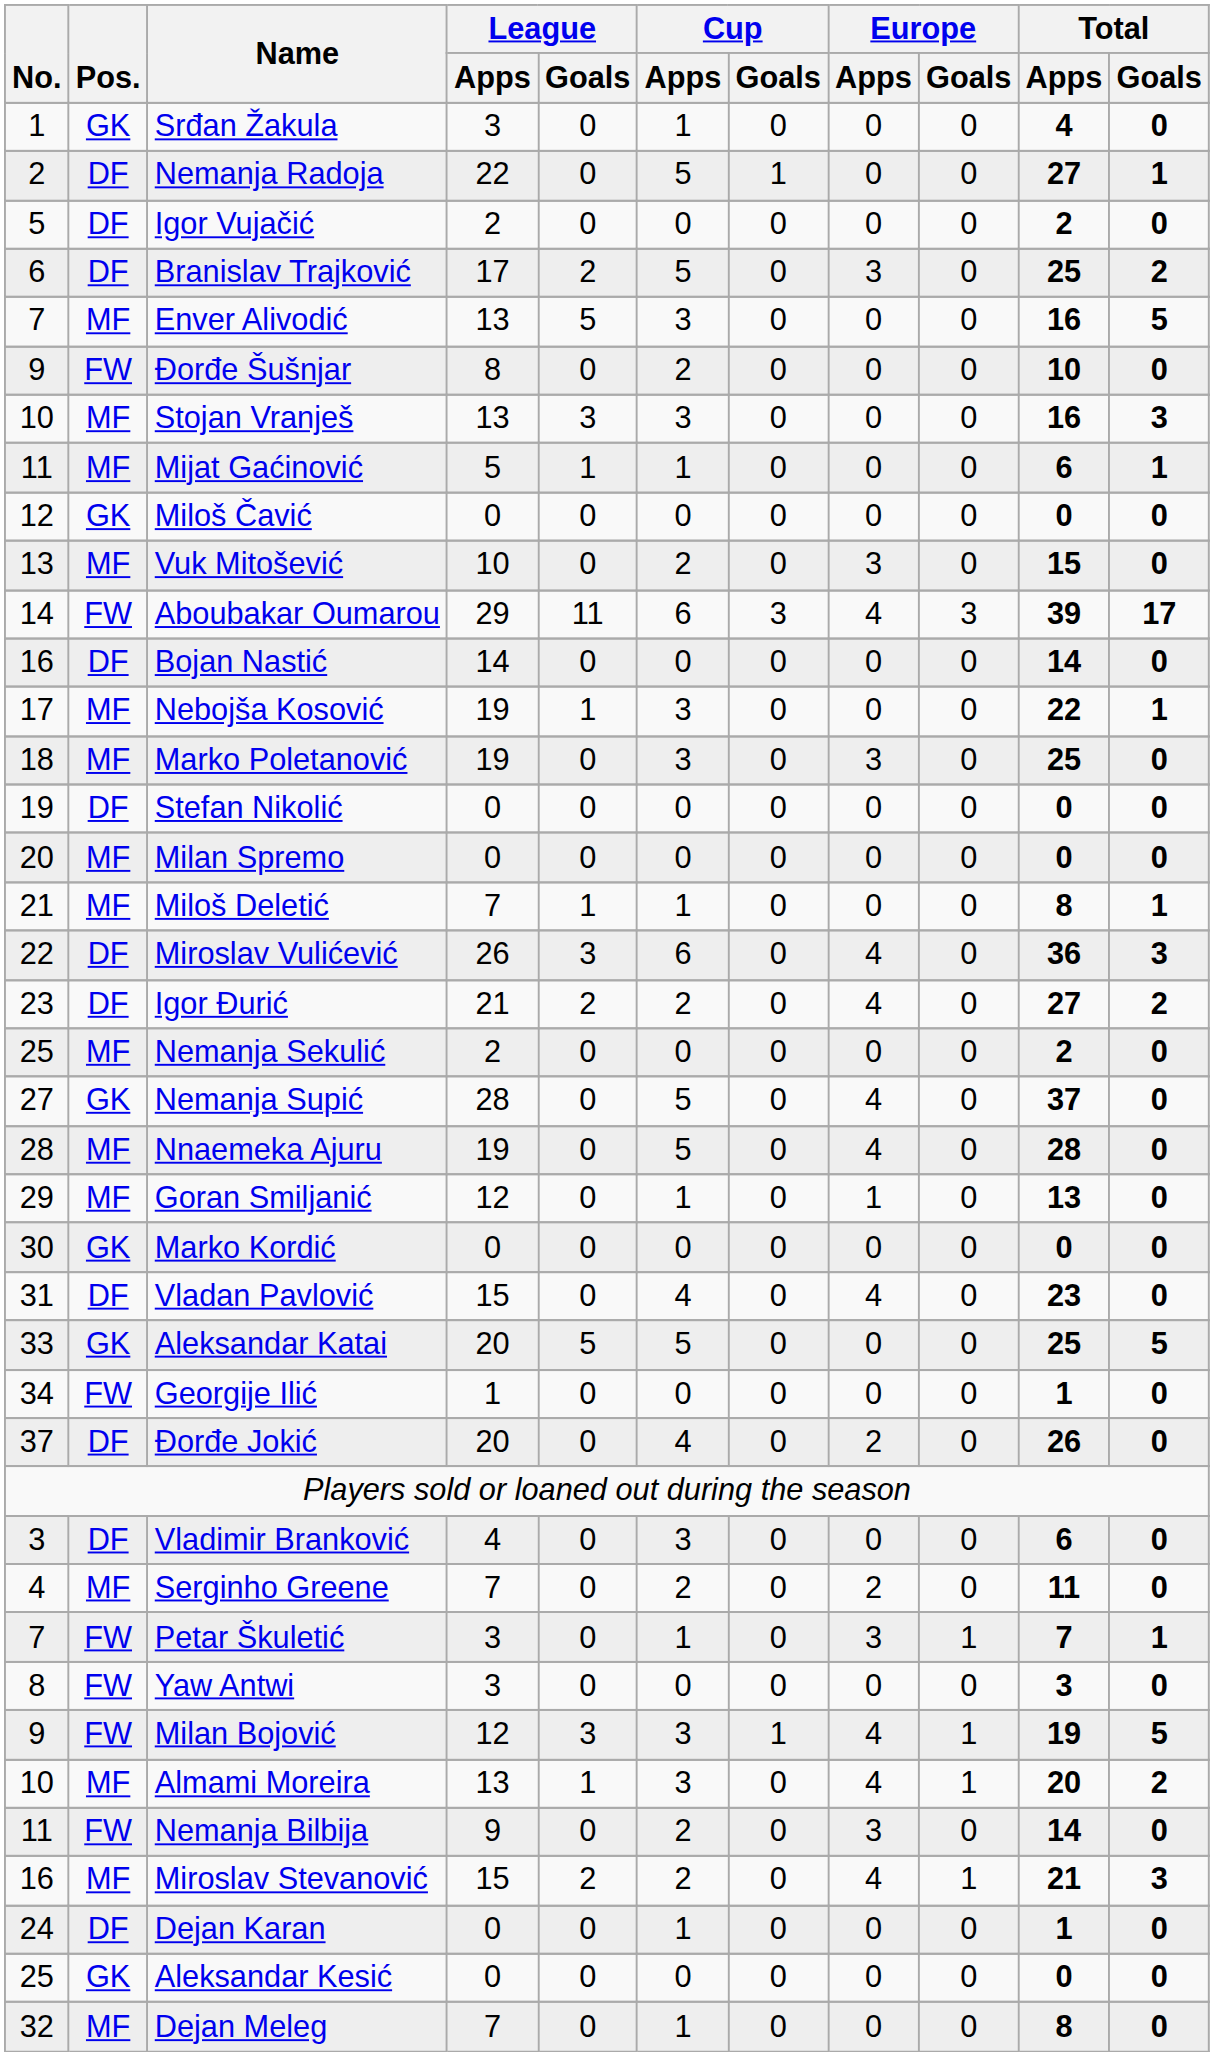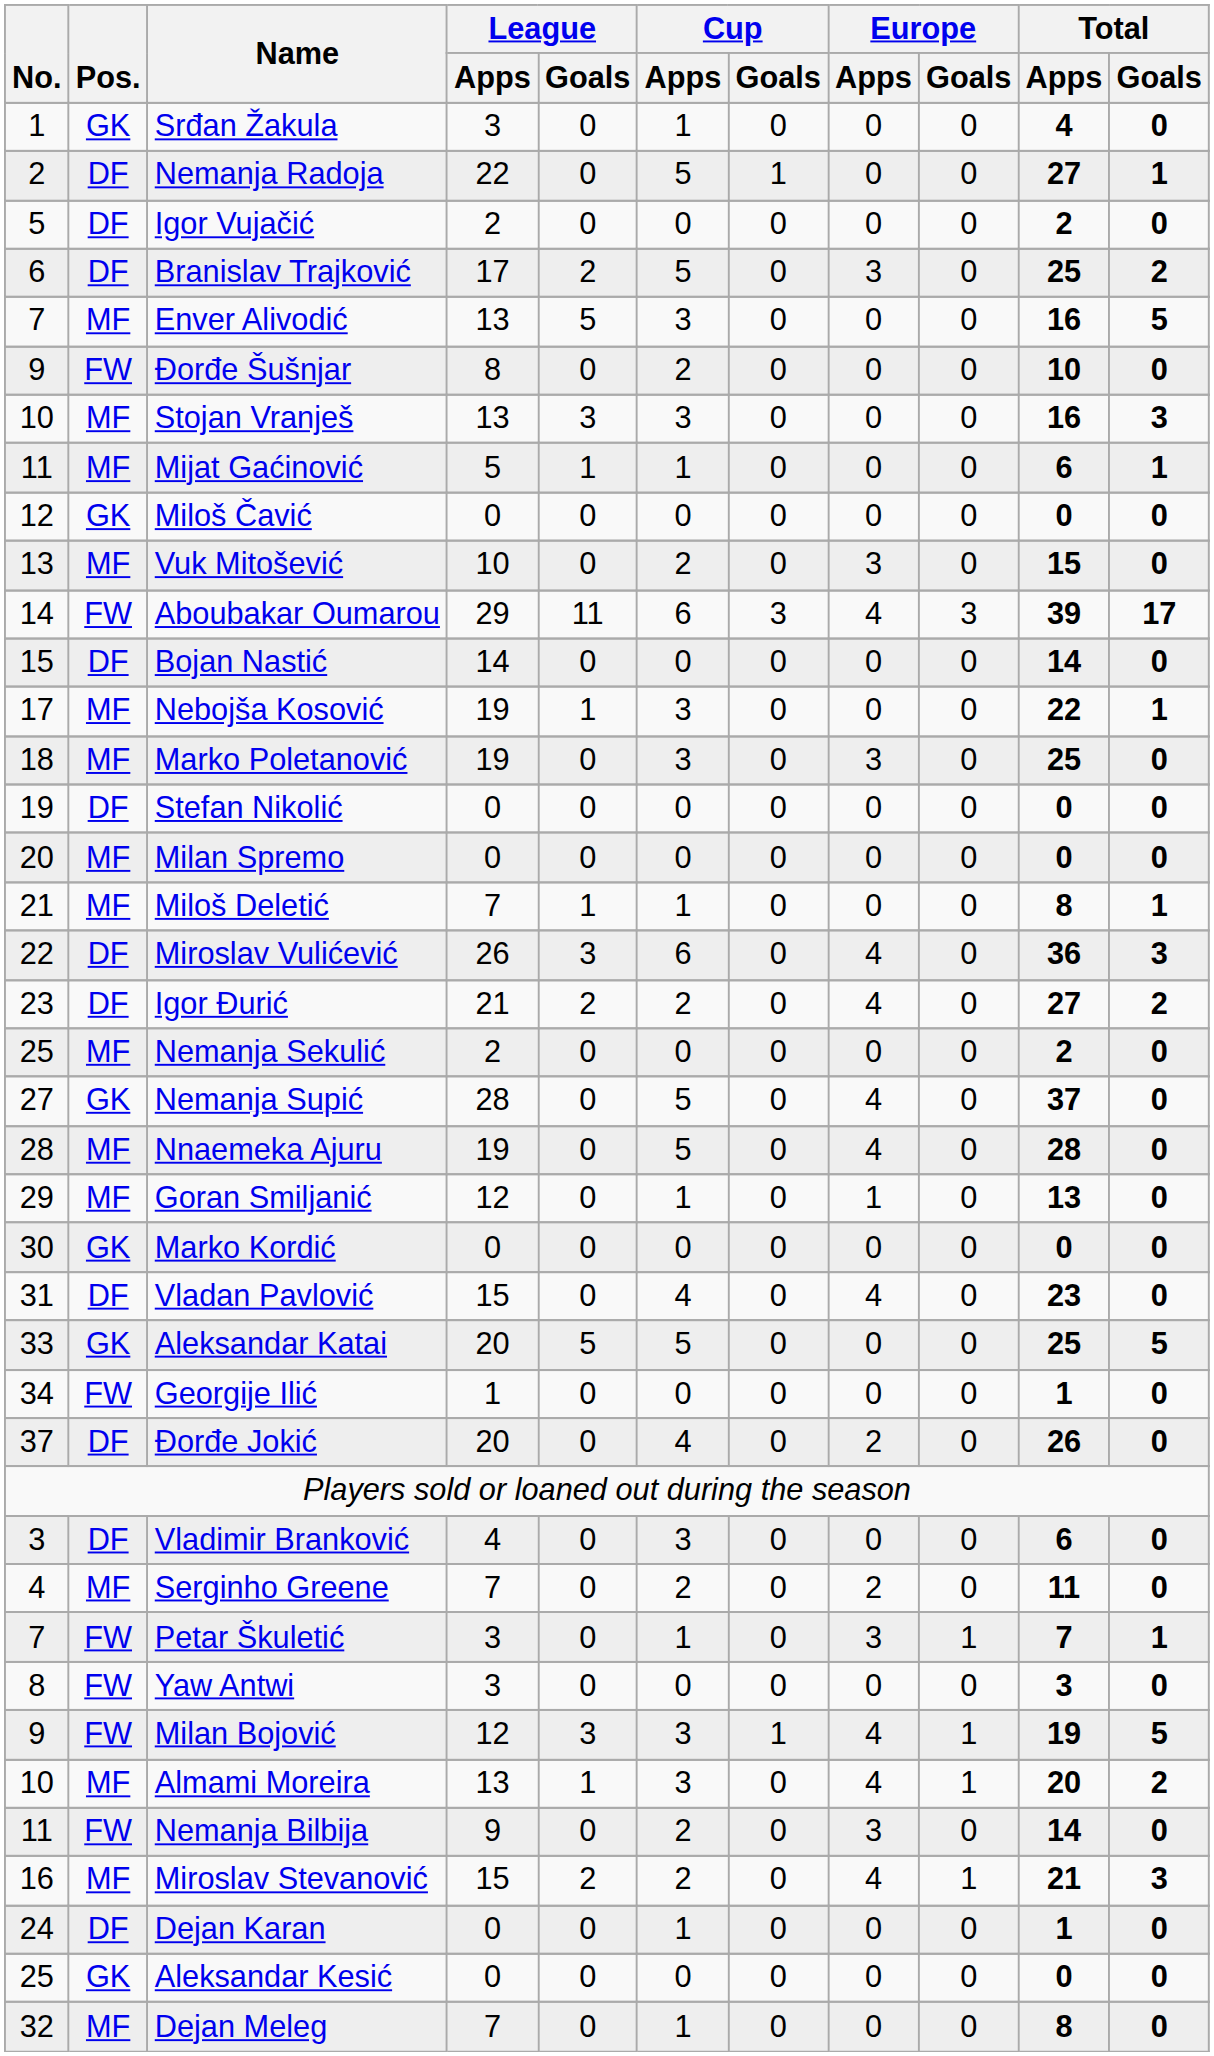(37, 662) 16 -> (37, 662) 15
